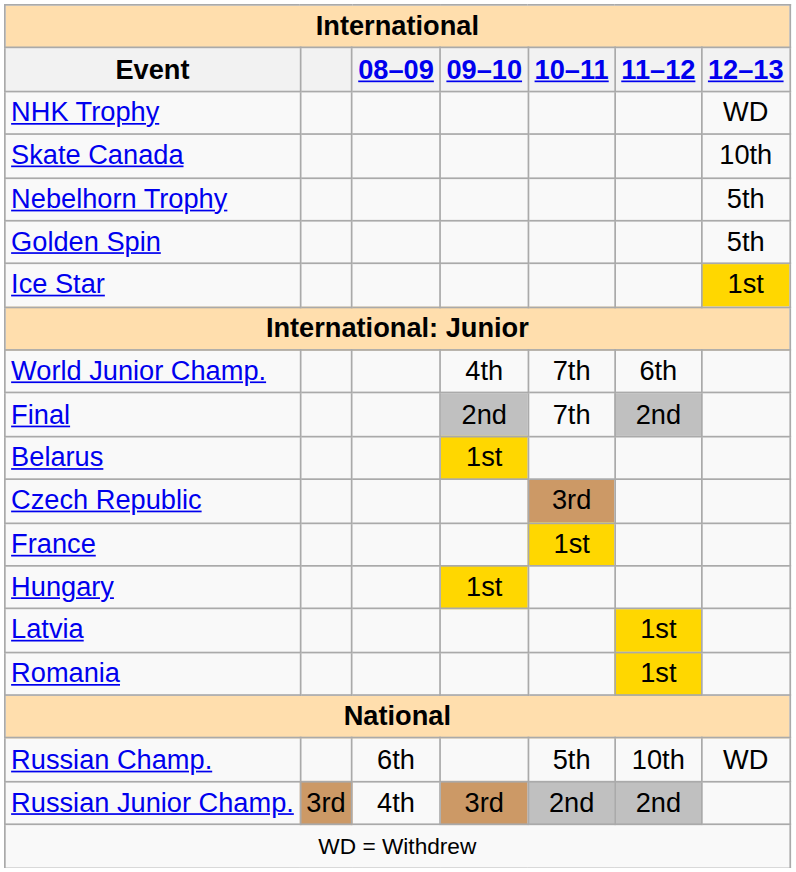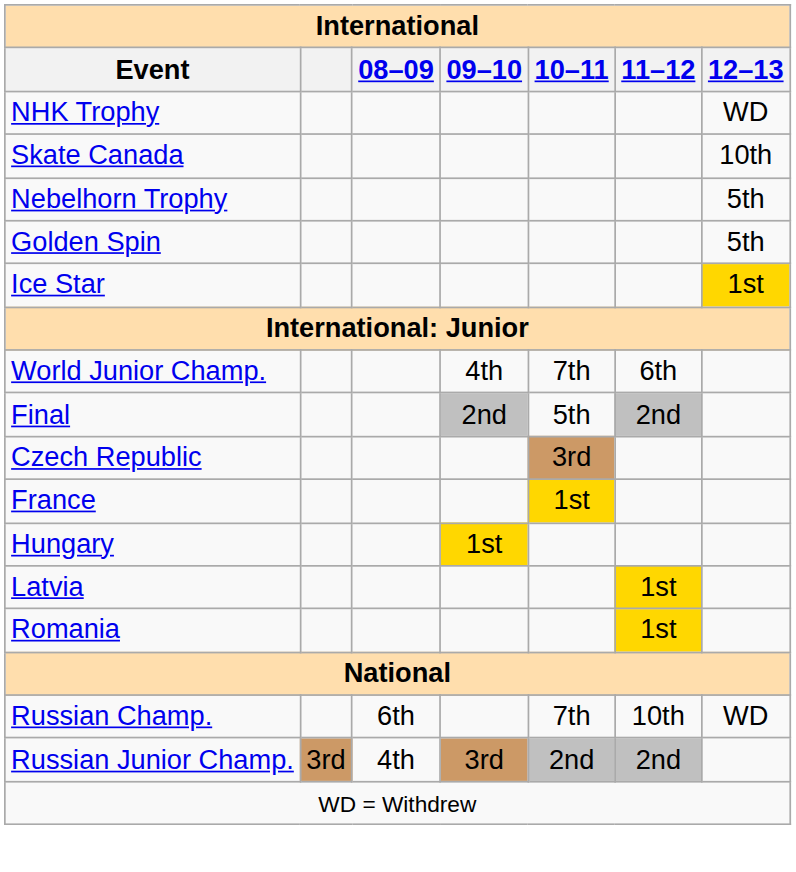(572, 414) 7th -> (572, 414) 5th
- row: (57, 457)
(572, 759) 5th -> (572, 716) 7th
